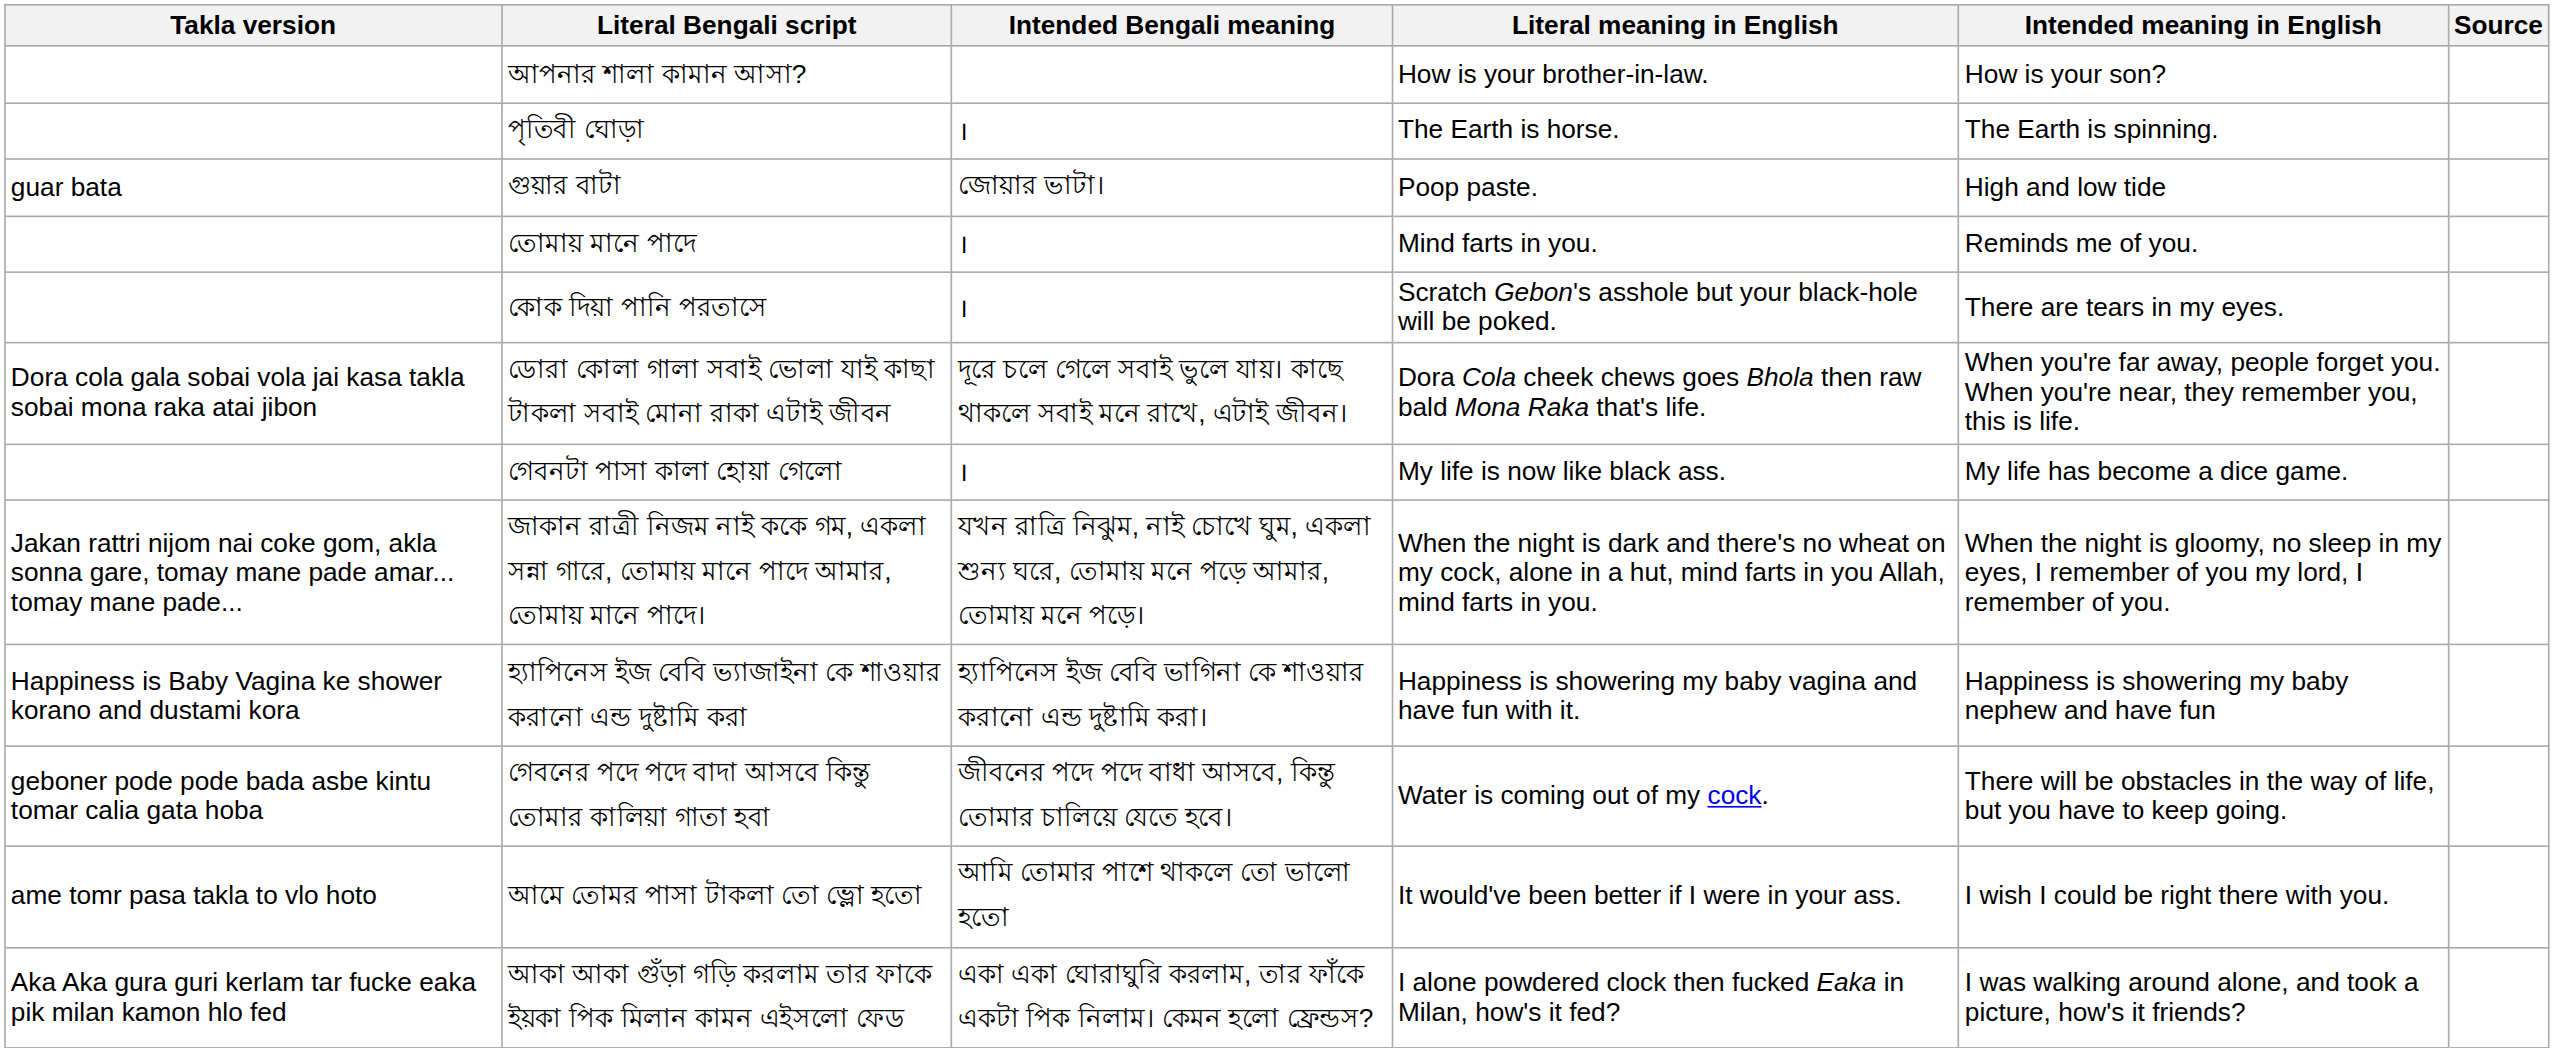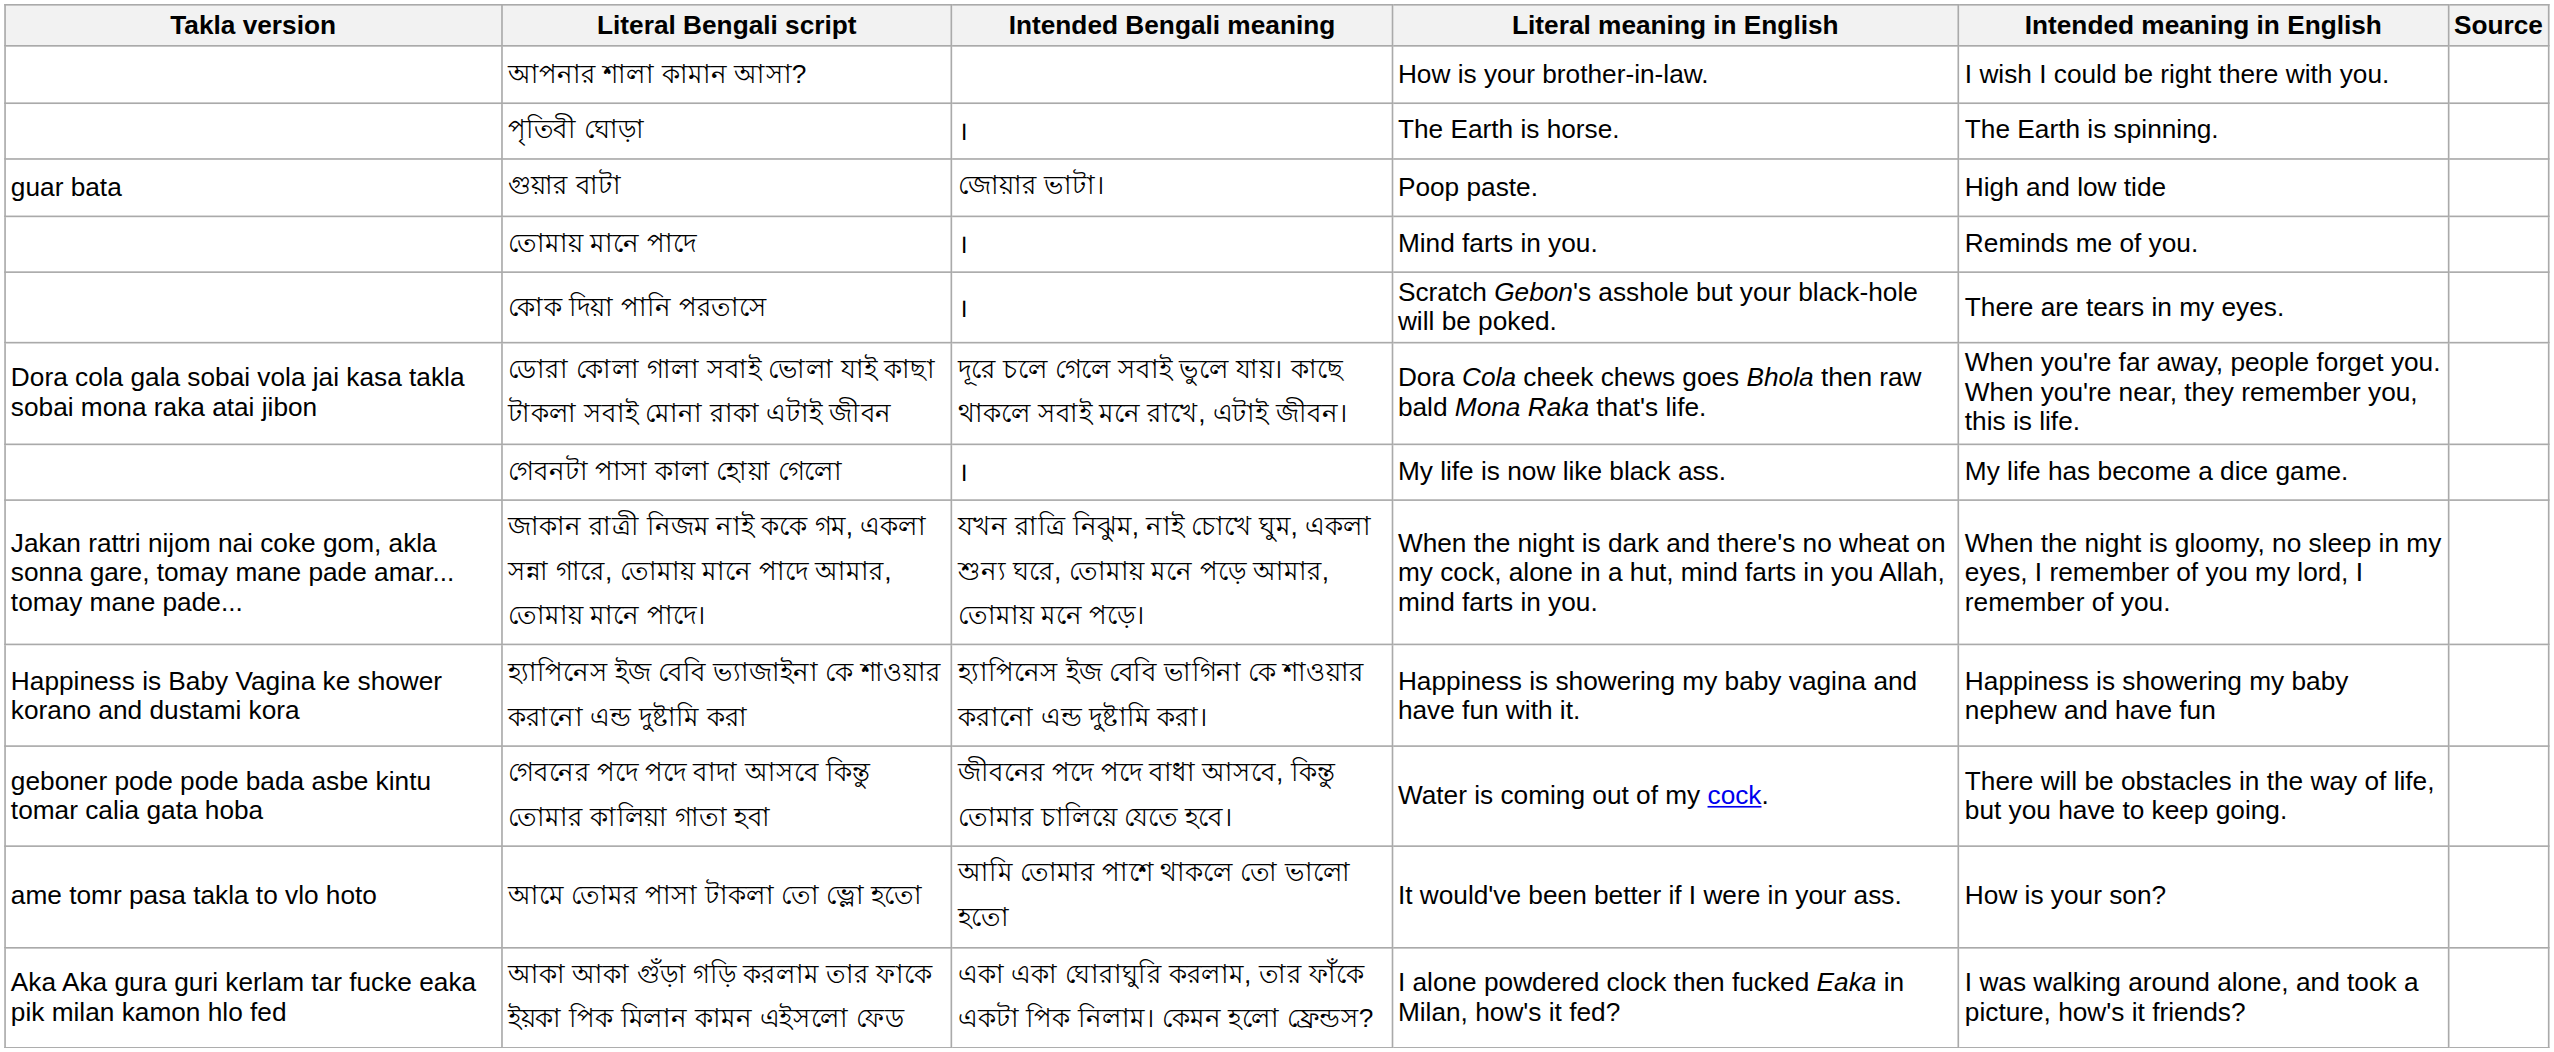(2065, 74) How is your son? -> (2177, 74) I wish I could be right there with you.
(2177, 896) I wish I could be right there with you. -> (2065, 896) How is your son?
